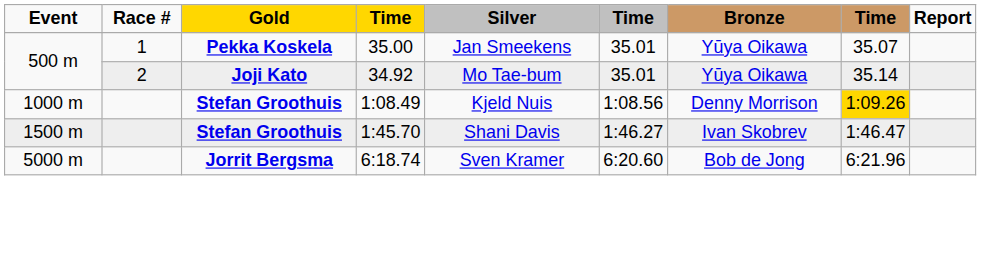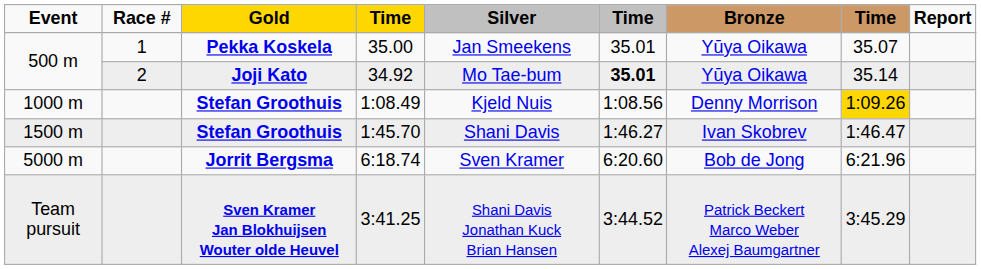(633, 75) normal -> (633, 75) bold
+ row: (391, 219)
